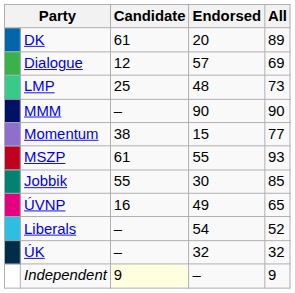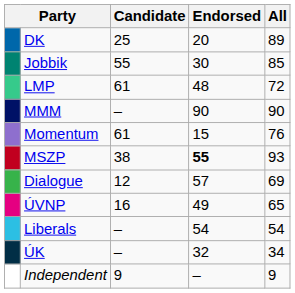(122, 39) 61 -> (122, 39) 25
rows swapped: (46, 181) <-> (53, 63)
(122, 87) 25 -> (122, 87) 61
(276, 87) 73 -> (276, 87) 72
(122, 134) 38 -> (122, 134) 61
(276, 134) 77 -> (276, 134) 76
(122, 157) 61 -> (122, 157) 38
(201, 157) normal -> (201, 157) bold
(276, 228) 52 -> (276, 228) 54
(276, 252) 32 -> (276, 252) 34
(118, 275) lightyellow background -> (118, 275) no background
